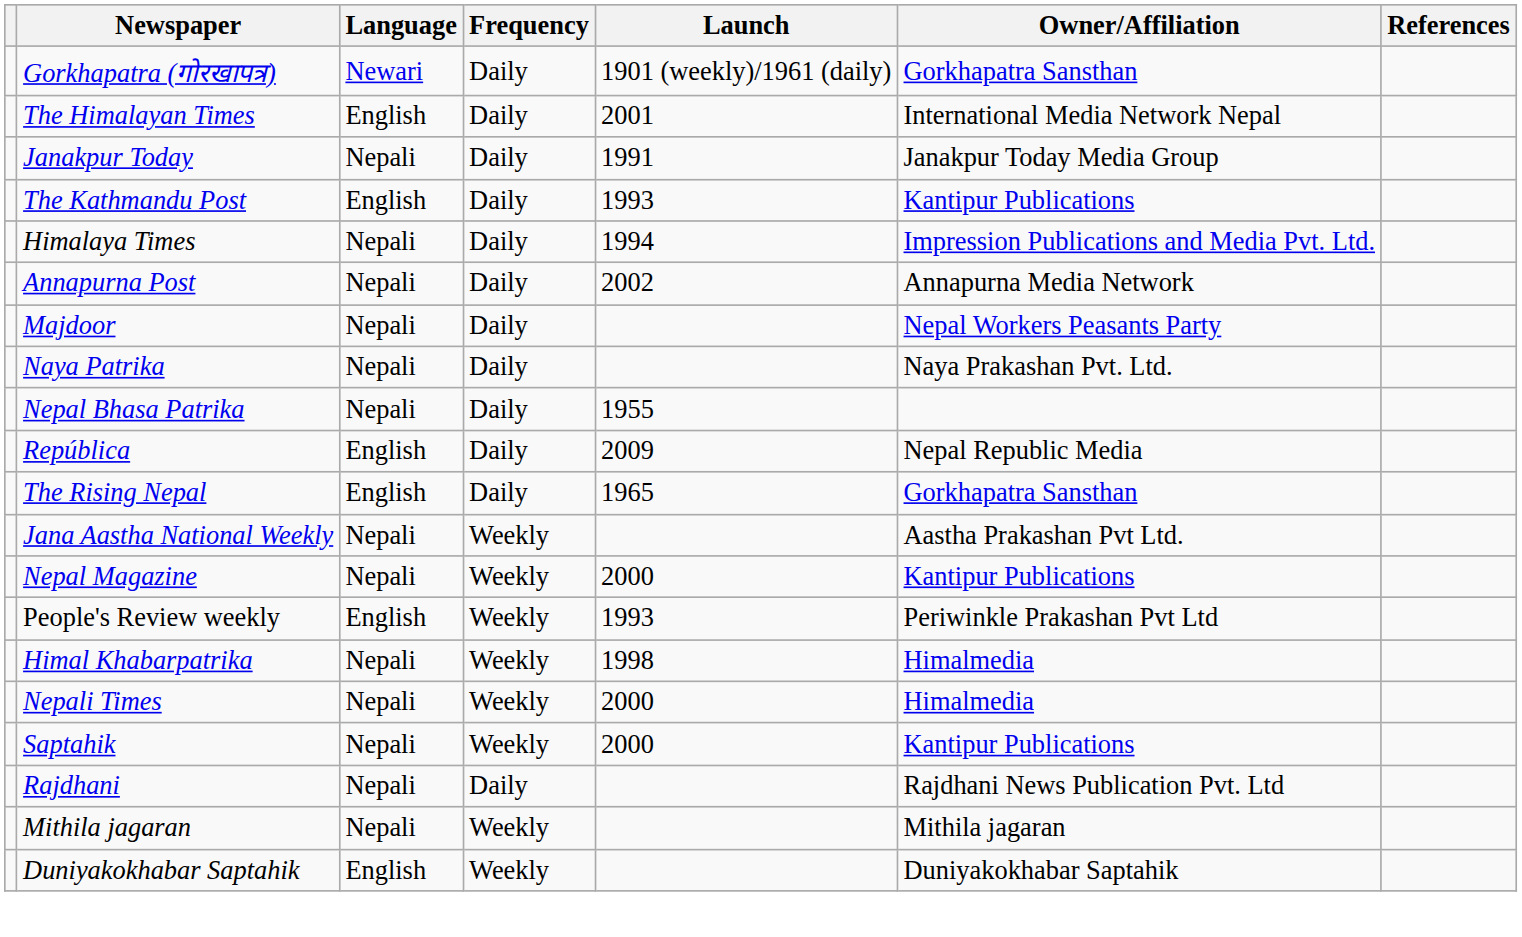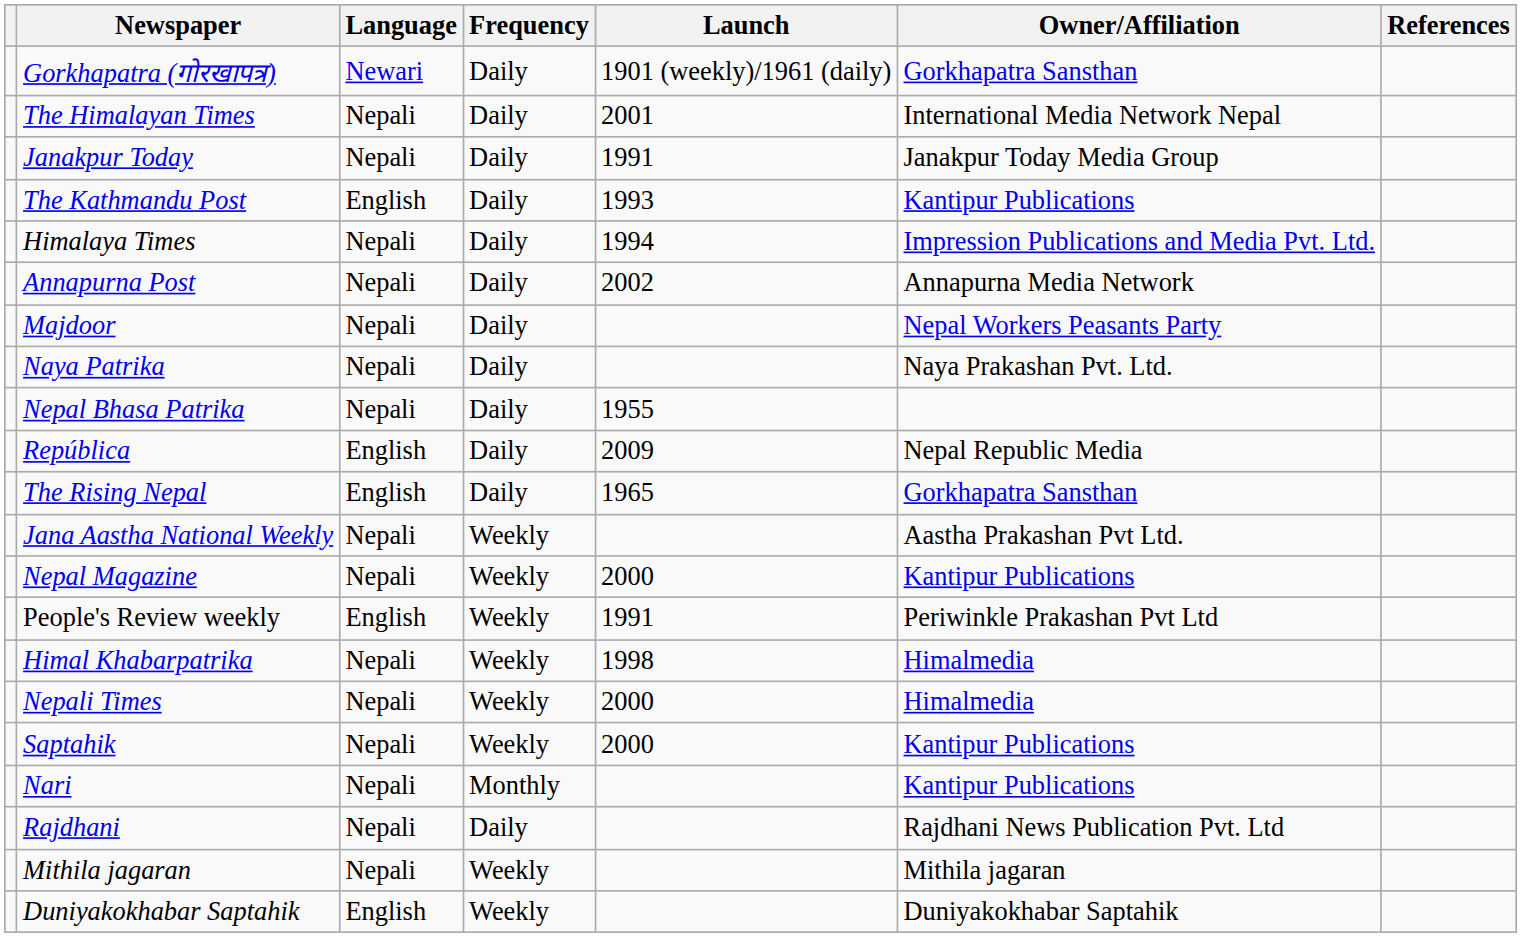(386, 115) English -> (381, 115) Nepali
(627, 618) 1993 -> (627, 618) 1991
+ row: (47, 785)
